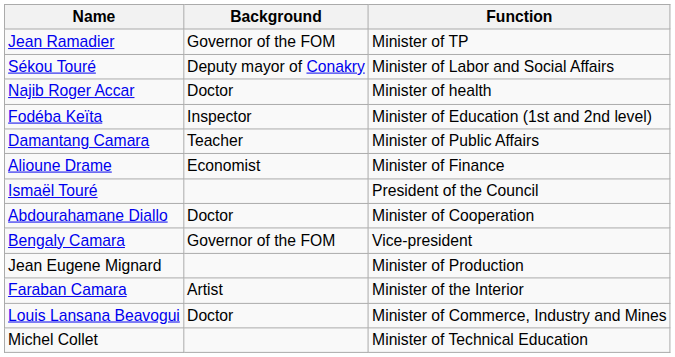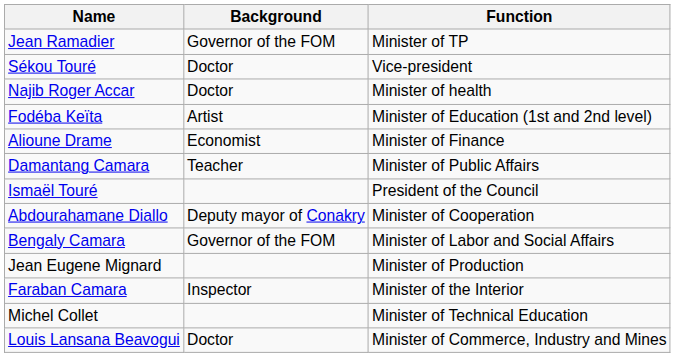(276, 66) Deputy mayor of Conakry -> (210, 66) Doctor
(493, 66) Minister of Labor and Social Affairs -> (422, 66) Vice-president
(219, 116) Inspector -> (205, 116) Artist
rows swapped: (60, 166) <-> (79, 141)
(210, 215) Doctor -> (276, 215) Deputy mayor of Conakry
(422, 240) Vice-president -> (493, 240) Minister of Labor and Social Affairs
(205, 290) Artist -> (219, 290) Inspector
rows swapped: (53, 340) <-> (94, 315)
